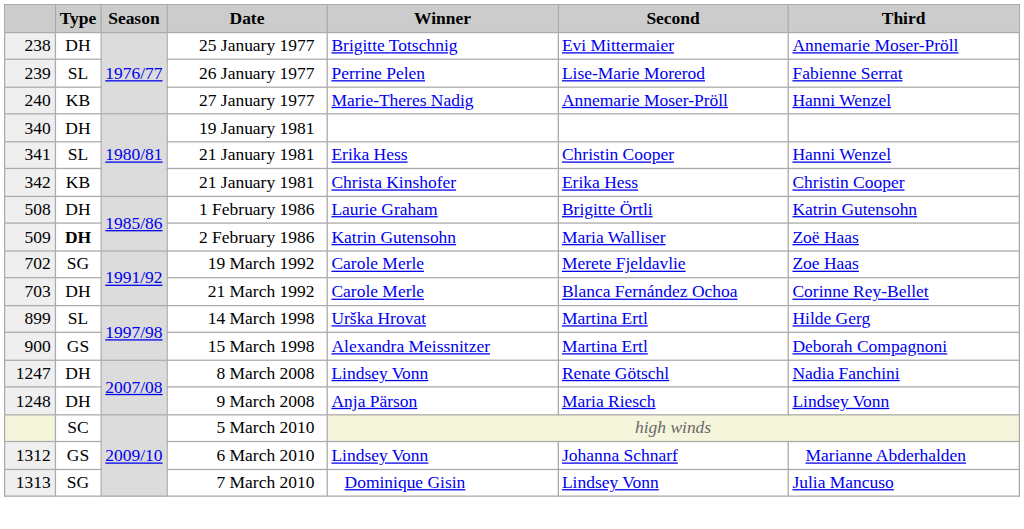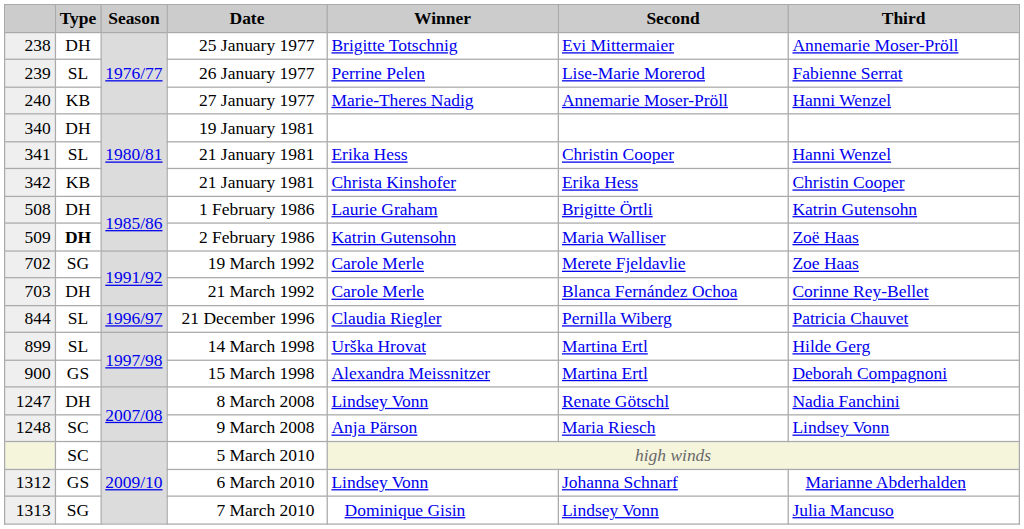+ row: (38, 318)
(78, 400) DH -> (78, 428) SC
